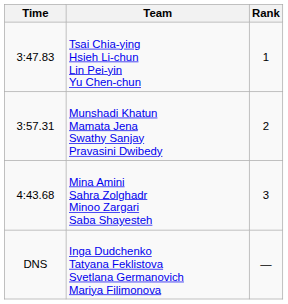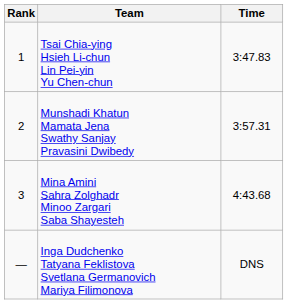columns swapped: (266, 13) <-> (35, 13)
